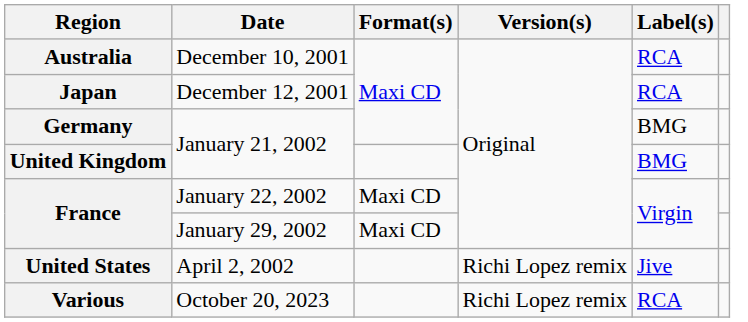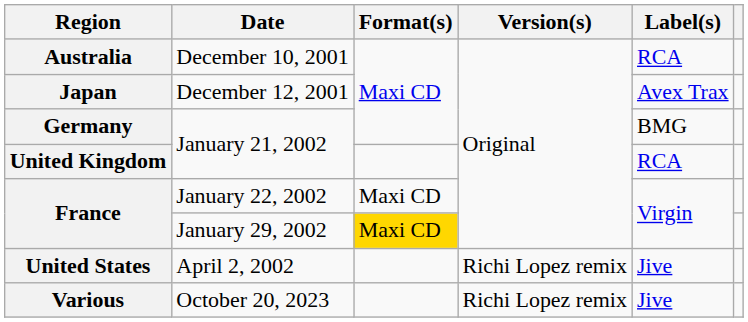(660, 91) RCA -> (683, 91) Avex Trax
(662, 160) BMG -> (660, 160) RCA
(400, 230) no background -> (400, 230) gold background
(660, 299) RCA -> (655, 299) Jive
